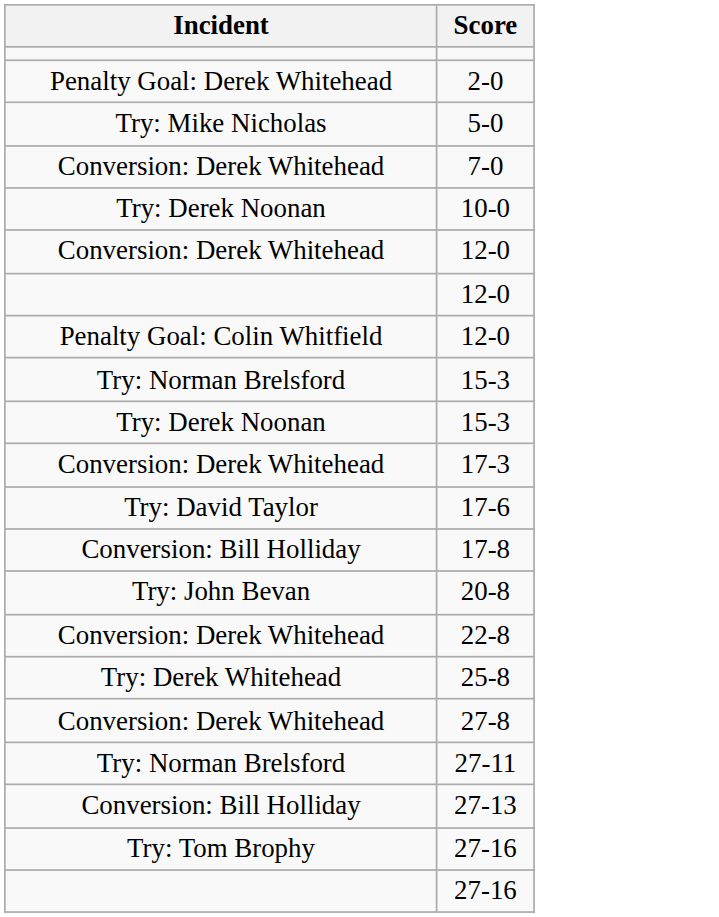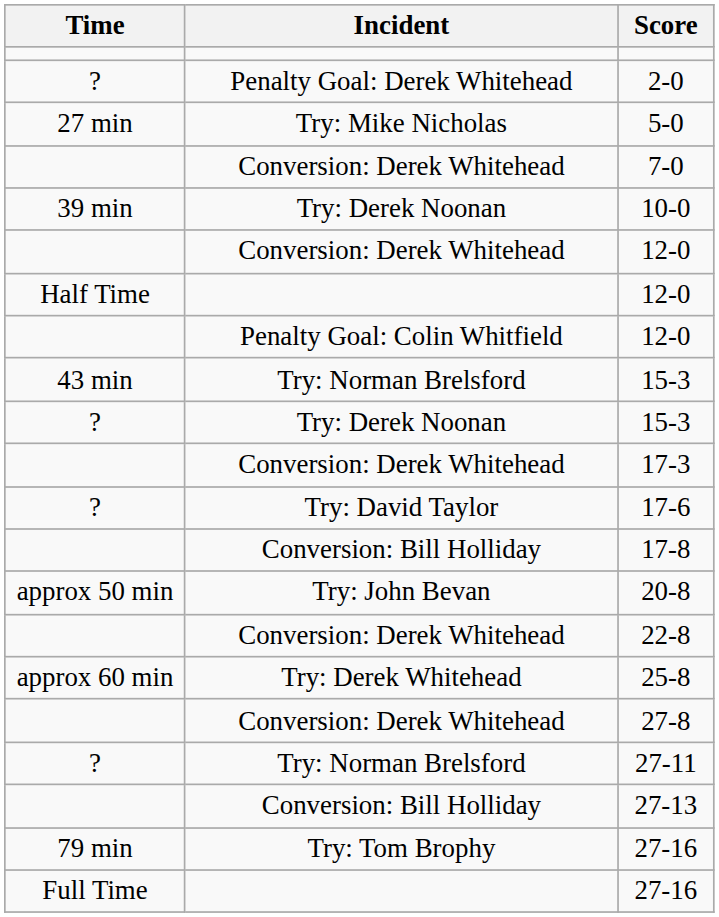+ column: (95, 25)
